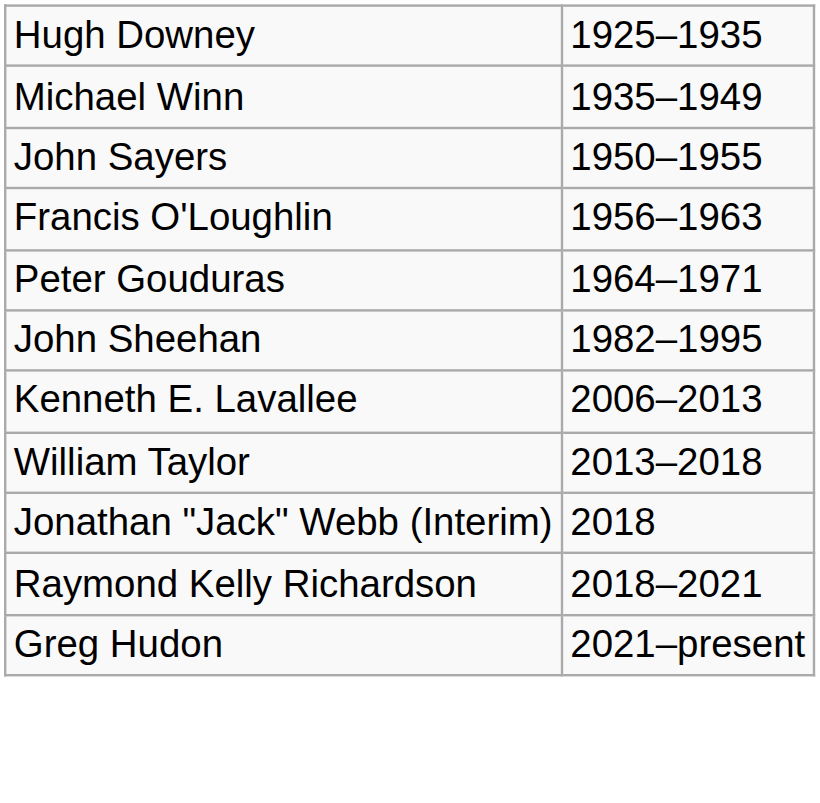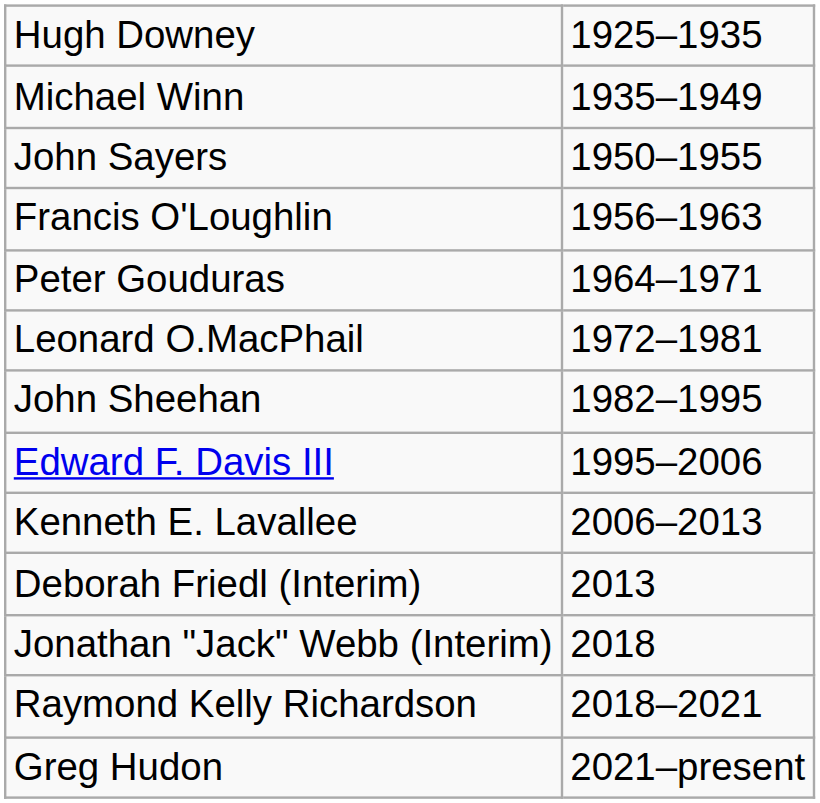+ row: (189, 339)
+ row: (174, 461)
+ row: (218, 583)
- row: (132, 461)
